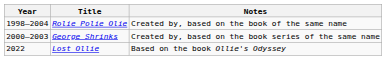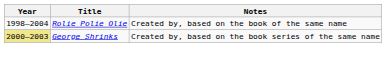(27, 36) no background -> (27, 36) khaki background
- row: (76, 49)
